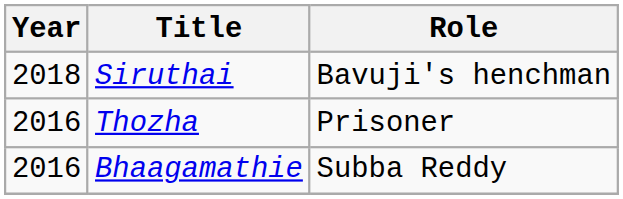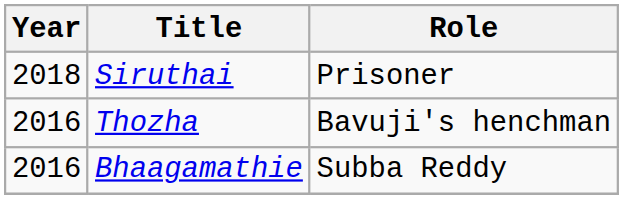(464, 76) Bavuji's henchman -> (386, 76) Prisoner
(386, 123) Prisoner -> (464, 123) Bavuji's henchman
